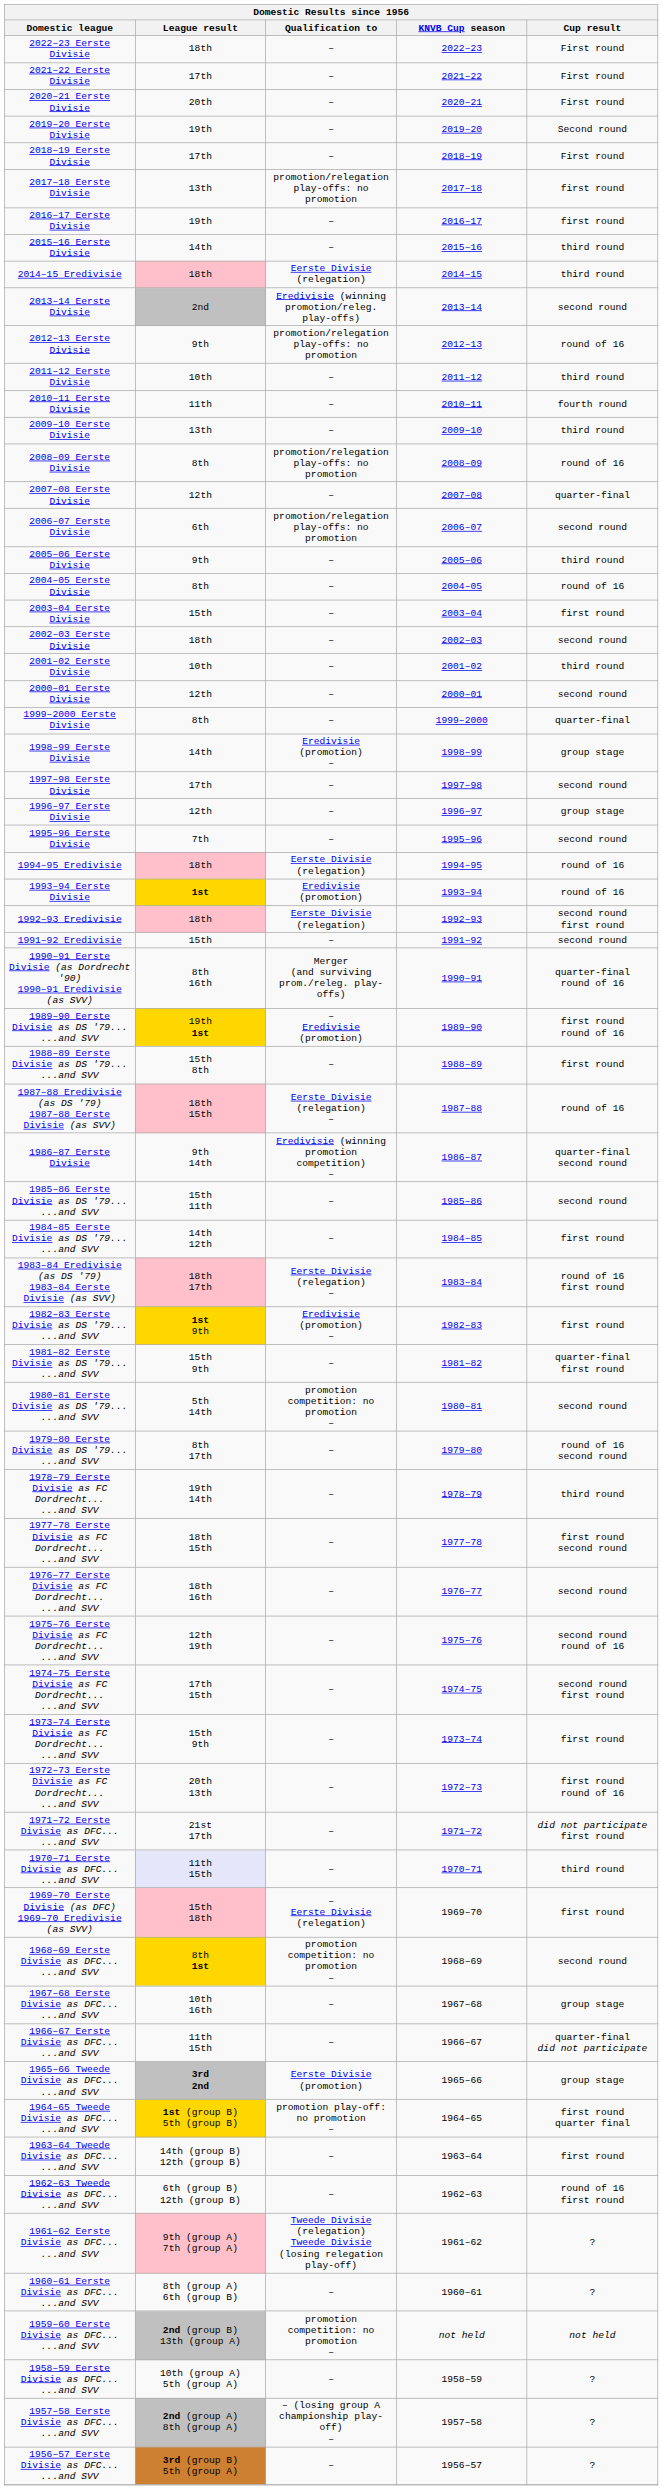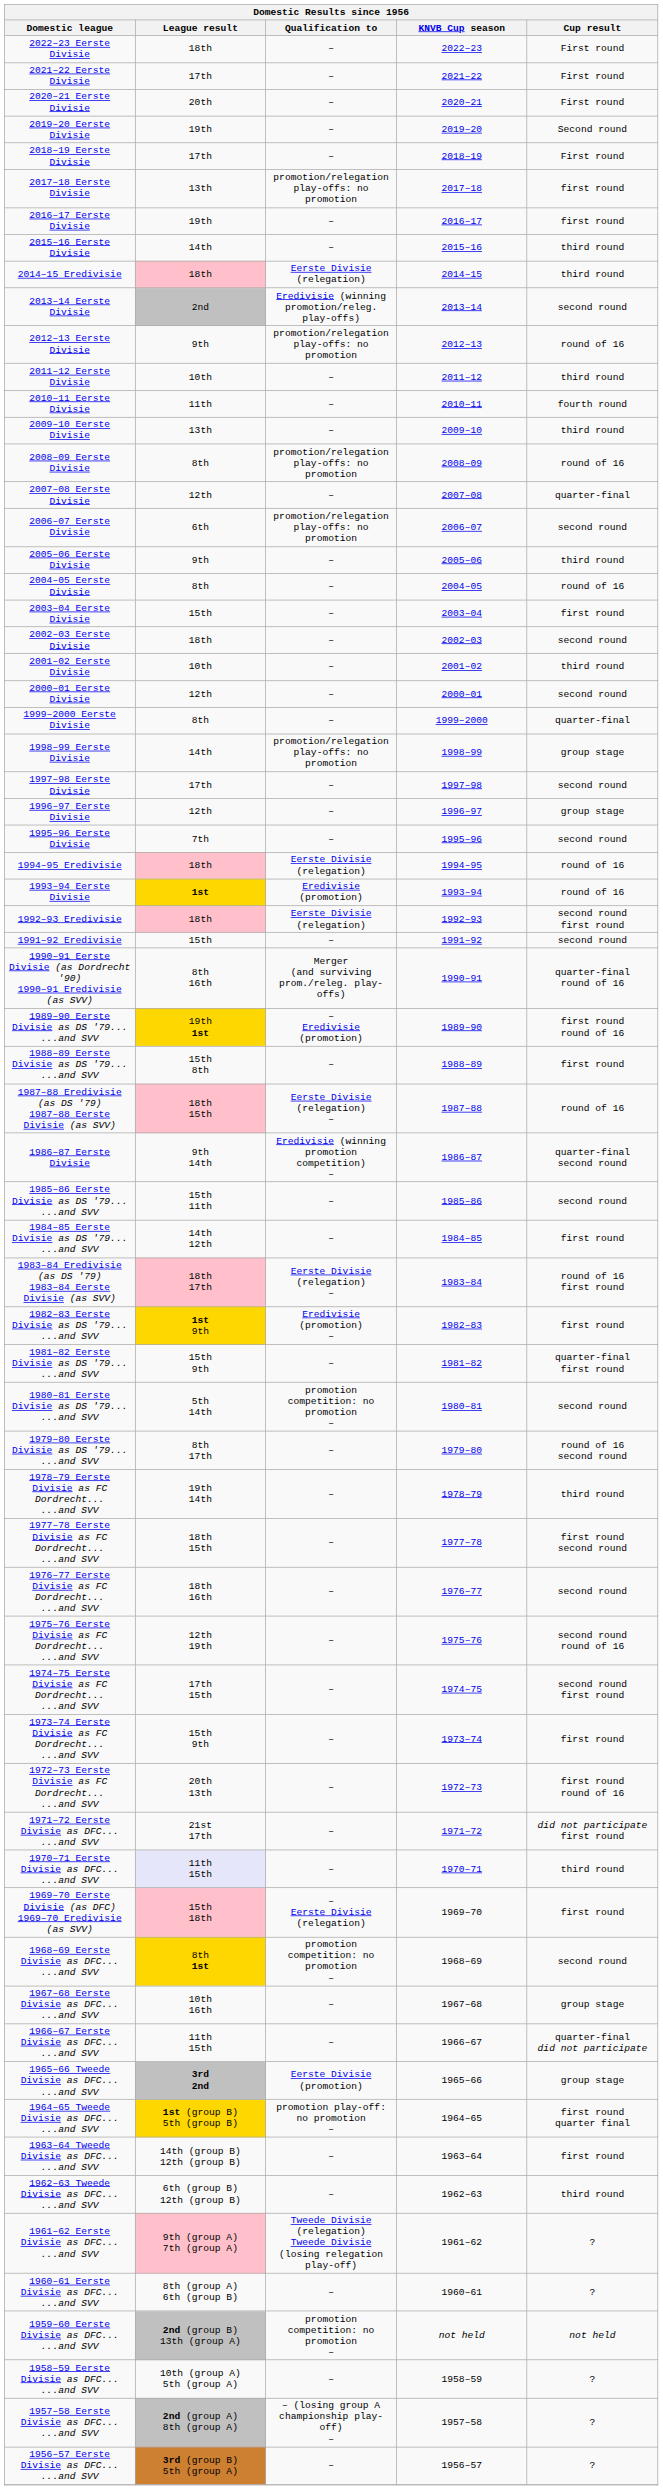(331, 753) Eredivisie (promotion) – -> (331, 753) promotion/relegation play-offs: no promotion
(592, 2194) round of 16 first round -> (592, 2194) third round
